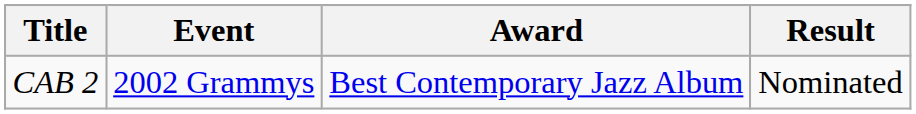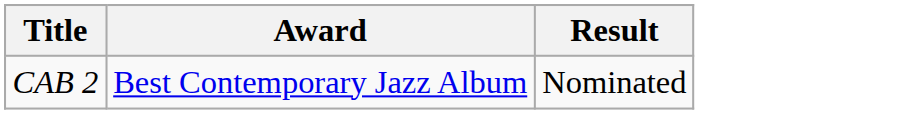- column: (214, 30)
